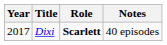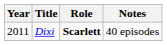(18, 31) 2017 -> (18, 31) 2011
